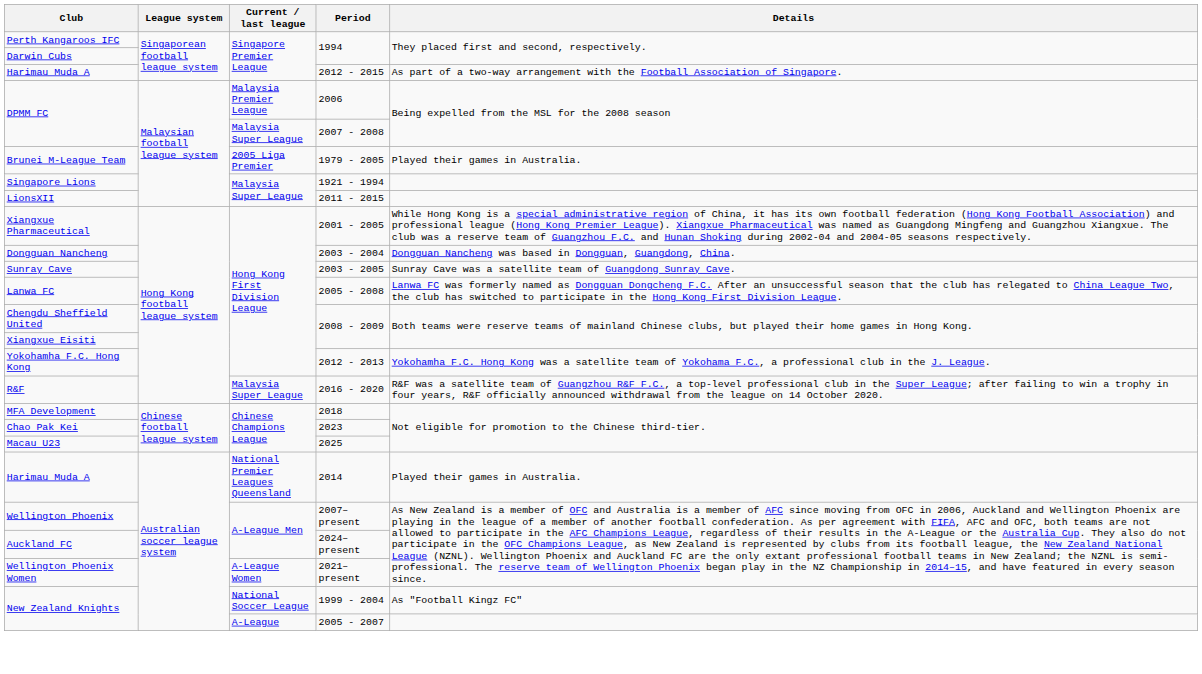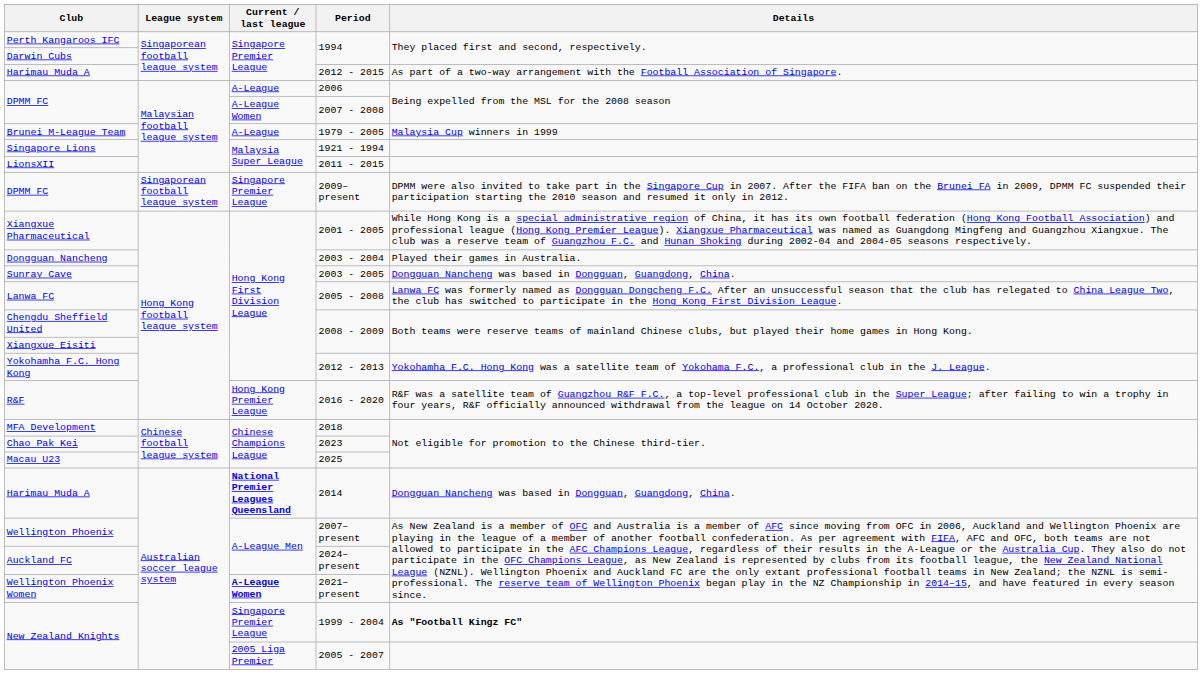(255, 100) Malaysia Premier League -> (255, 88) A-League
(267, 133) Malaysia Super League -> (255, 110) A-League Women
(258, 160) 2005 Liga Premier -> (255, 132) A-League
(487, 160) Played their games in Australia. -> (475, 132) Malaysia Cup winners in 1999
+ row: (27, 192)
(564, 253) Dongguan Nancheng was based in Dongguan, Guangdong, China. -> (487, 258) Played their games in Australia.
(564, 269) Sunray Cave was a satellite team of Guangdong Sunray Cave. -> (564, 274) Dongguan Nancheng was based in Dongguan, Guangdong, China.
(267, 390) Malaysia Super League -> (258, 400) Hong Kong Premier League
(261, 477) normal -> (261, 493) bold
(487, 477) Played their games in Australia. -> (564, 493) Dongguan Nancheng was based in Dongguan, Guangdong, China.
(255, 573) normal -> (255, 589) bold
(270, 600) National Soccer League -> (258, 622) Singapore Premier League
(457, 600) normal -> (457, 622) bold
(255, 622) A-League -> (258, 655) 2005 Liga Premier
